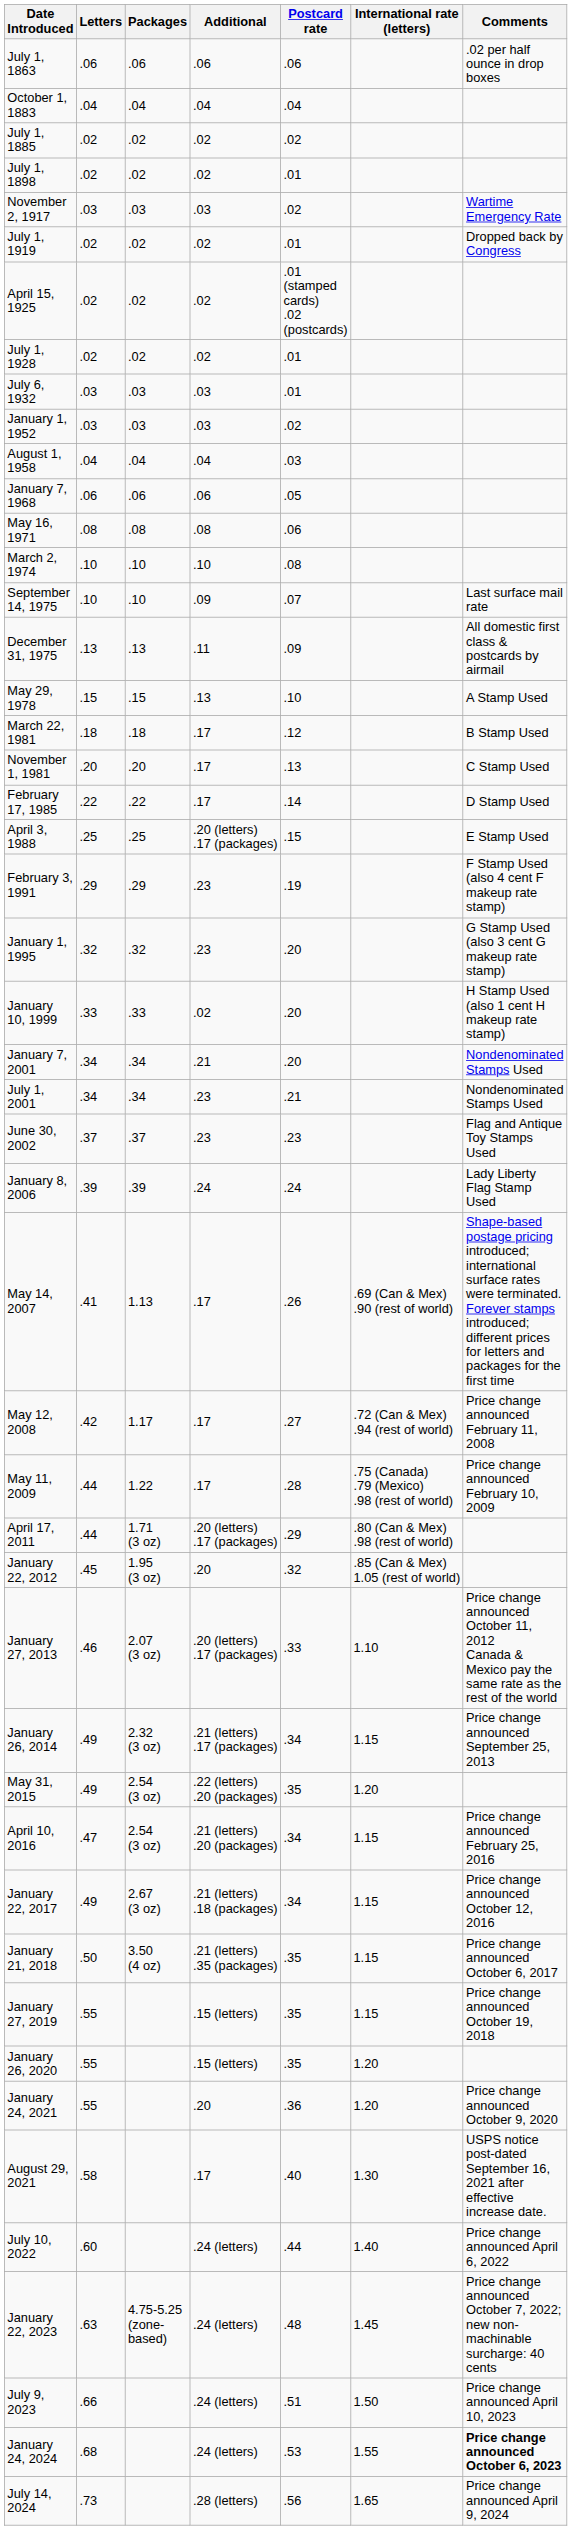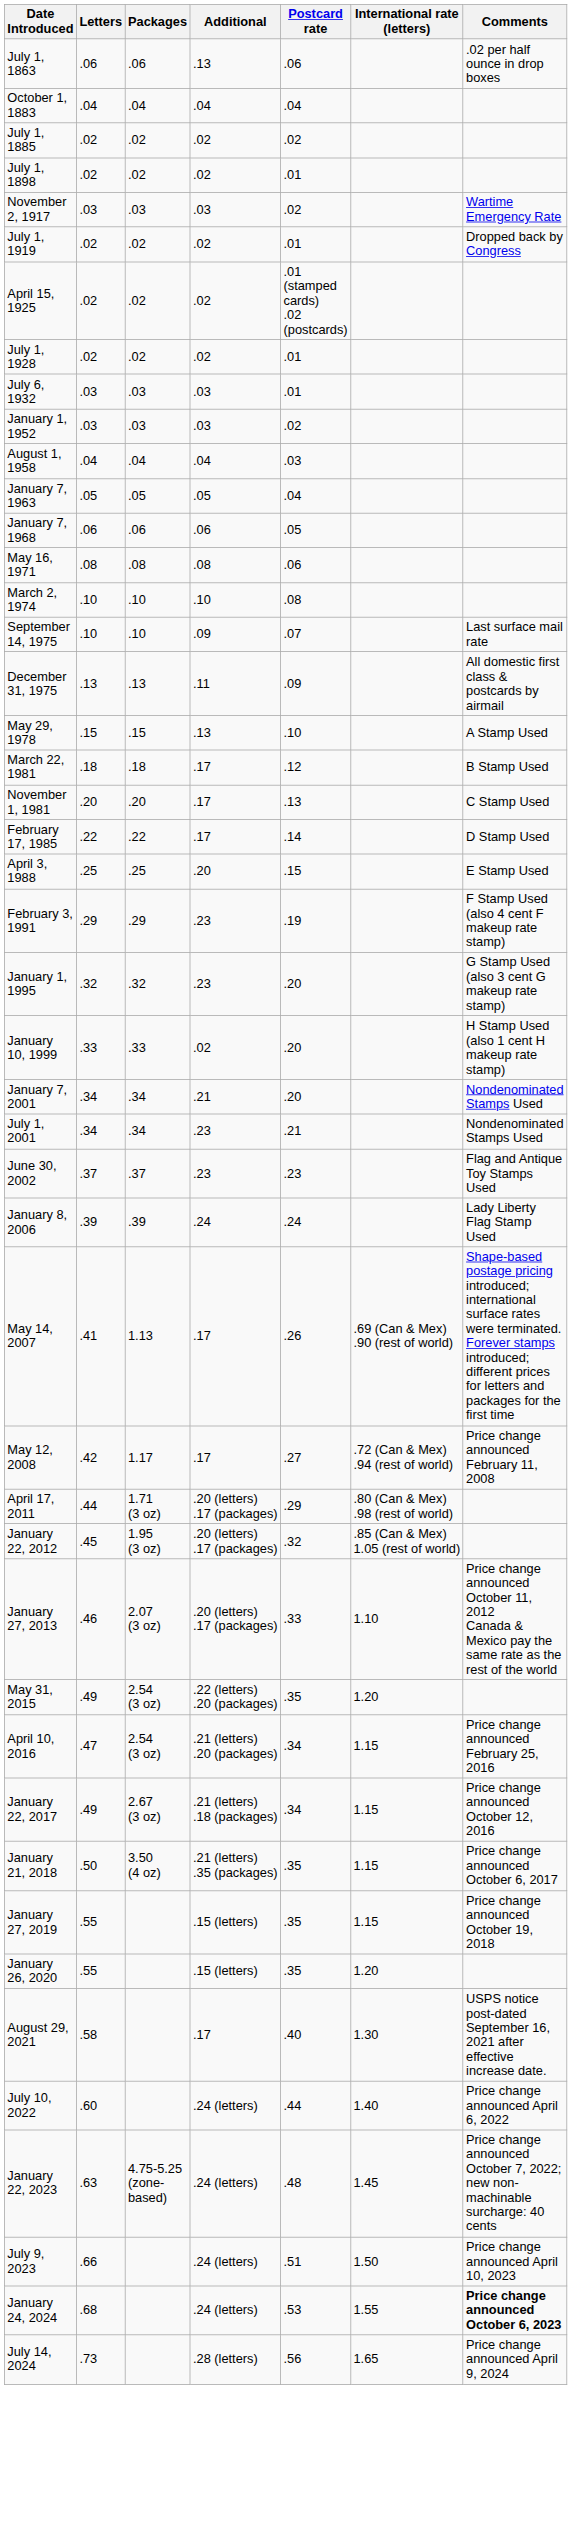(202, 63) .06 -> (202, 63) .13
+ row: (37, 495)
(235, 836) .20 (letters) .17 (packages) -> (202, 871) .20
- row: (30, 1486)
(202, 1570) .20 -> (235, 1541) .20 (letters) .17 (packages)
- row: (32, 1740)
- row: (32, 2105)
